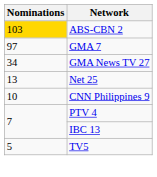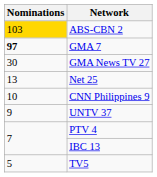(12, 46) normal -> (12, 46) bold
(12, 63) 34 -> (12, 63) 30
+ row: (90, 113)
